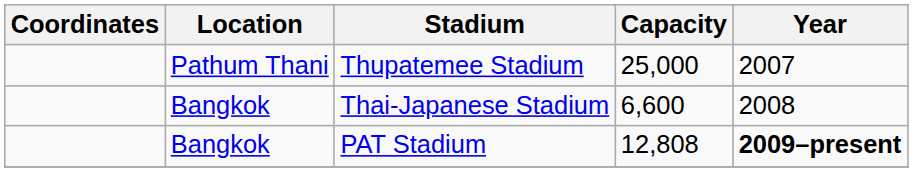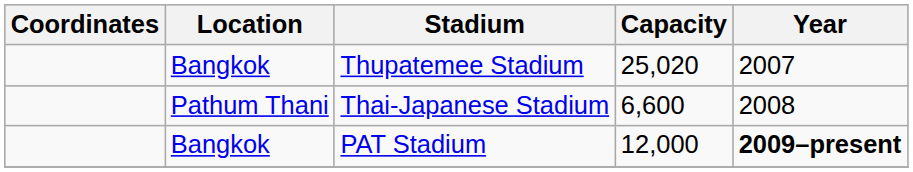(250, 65) Pathum Thani -> (220, 65) Bangkok
(660, 65) 25,000 -> (660, 65) 25,020
(220, 105) Bangkok -> (250, 105) Pathum Thani
(660, 145) 12,808 -> (660, 145) 12,000
